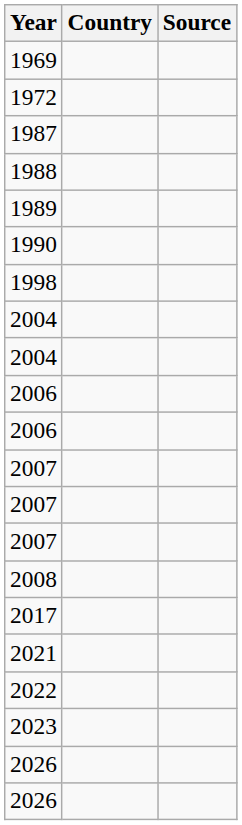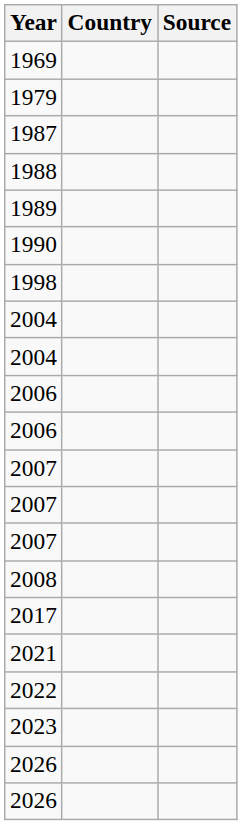- row: (33, 97)
+ row: (33, 97)
